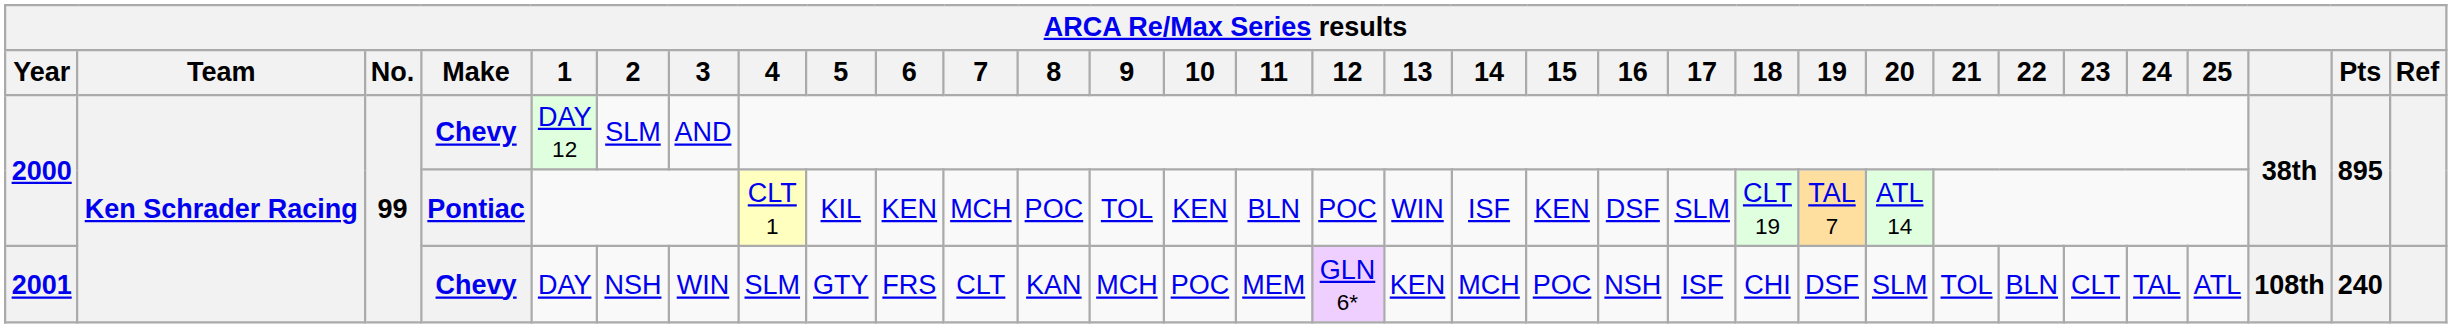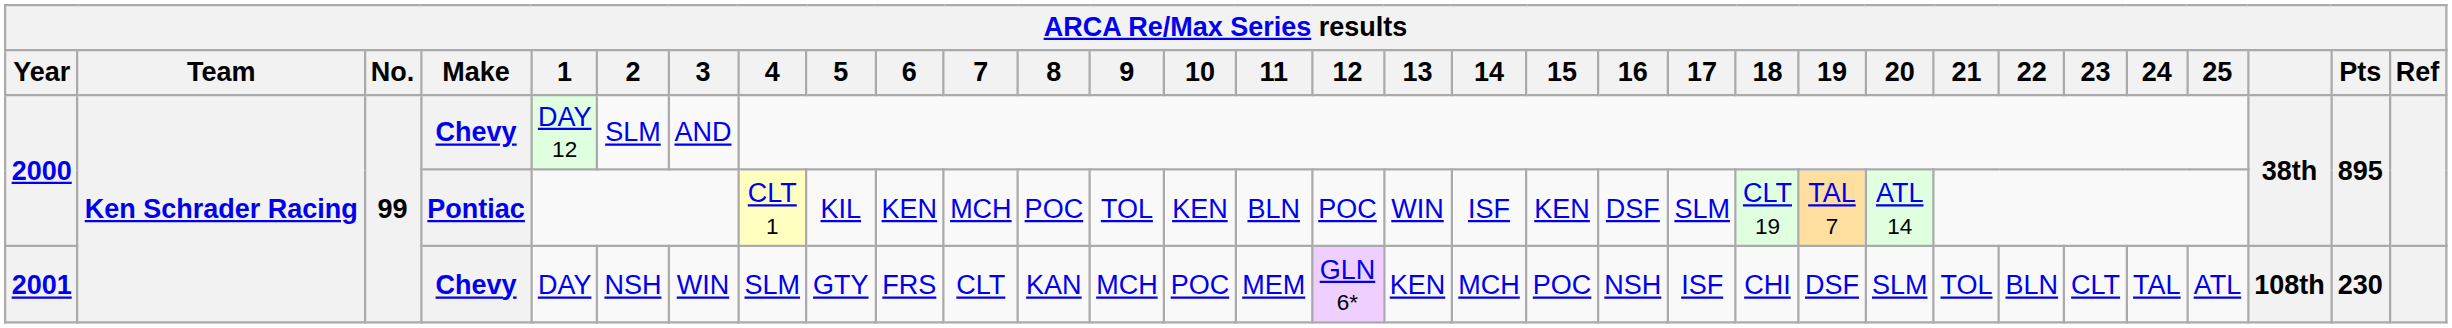(2360, 284) 240 -> (2360, 284) 230
